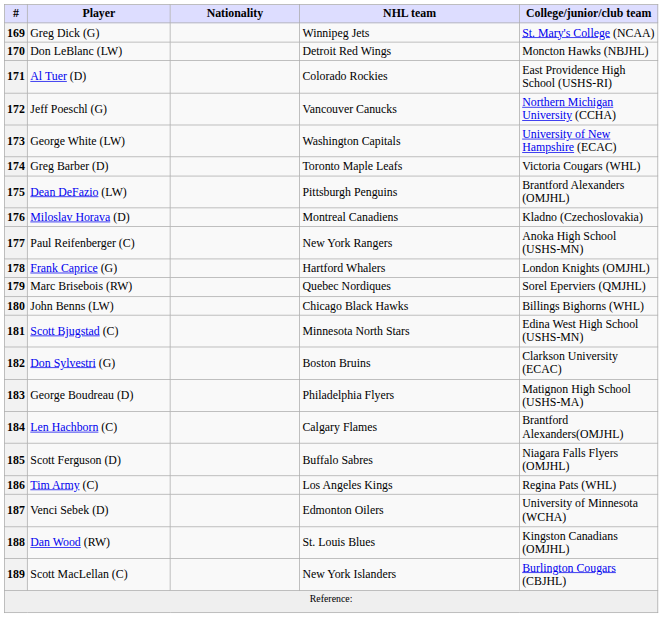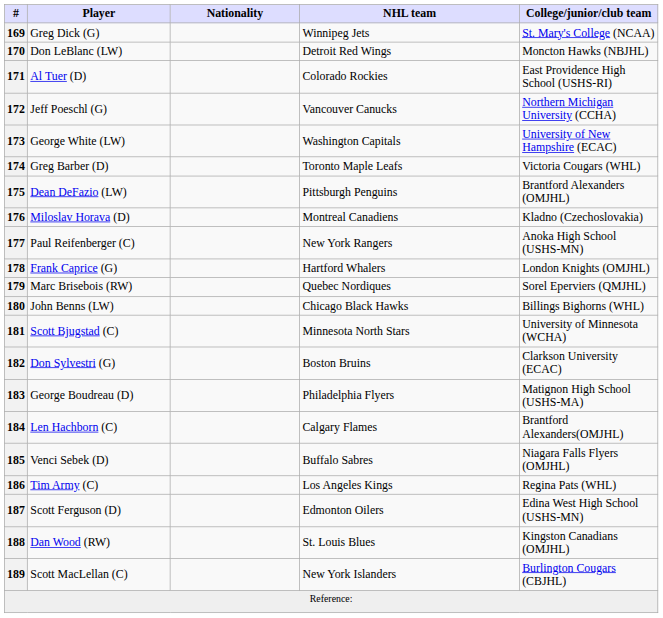(580, 331) Edina West High School (USHS-MN) -> (580, 331) University of Minnesota (WCHA)
(76, 459) Scott Ferguson (D) -> (69, 459) Venci Sebek (D)
(69, 510) Venci Sebek (D) -> (76, 510) Scott Ferguson (D)
(580, 510) University of Minnesota (WCHA) -> (580, 510) Edina West High School (USHS-MN)
